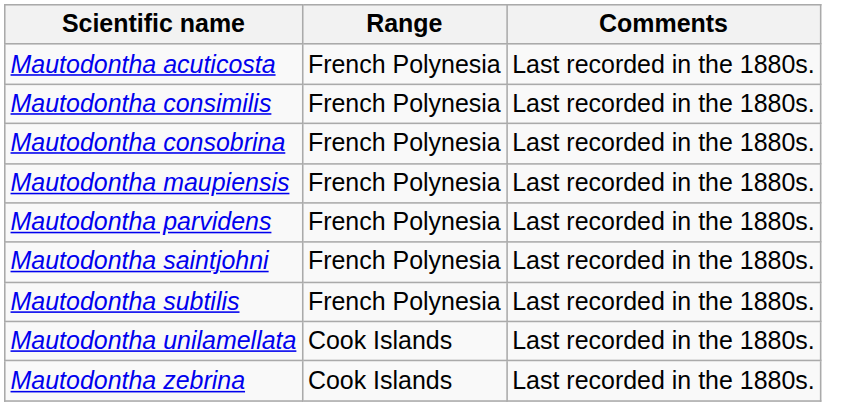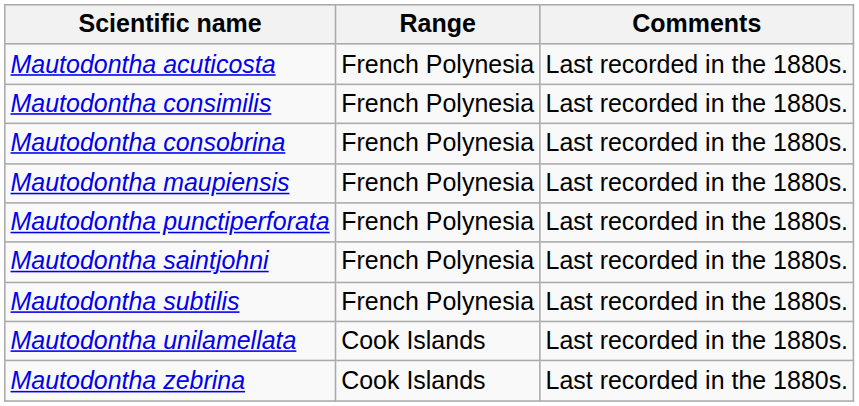- row: (141, 222)
+ row: (170, 222)
